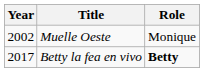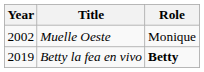(21, 57) 2017 -> (21, 57) 2019
